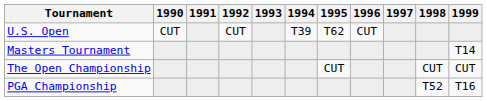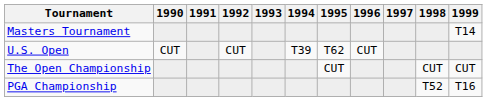rows swapped: (69, 51) <-> (38, 32)
